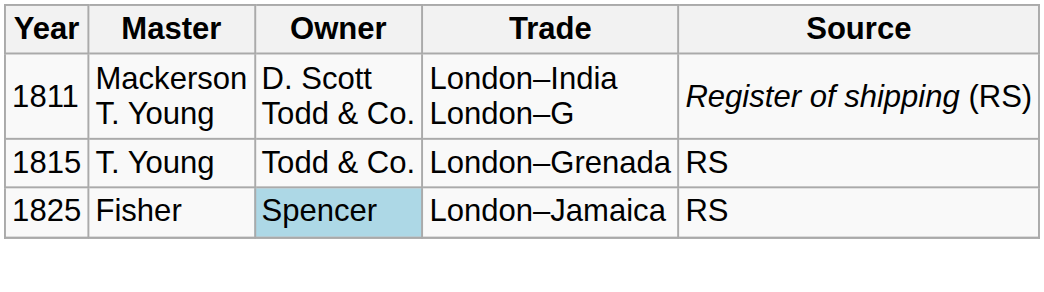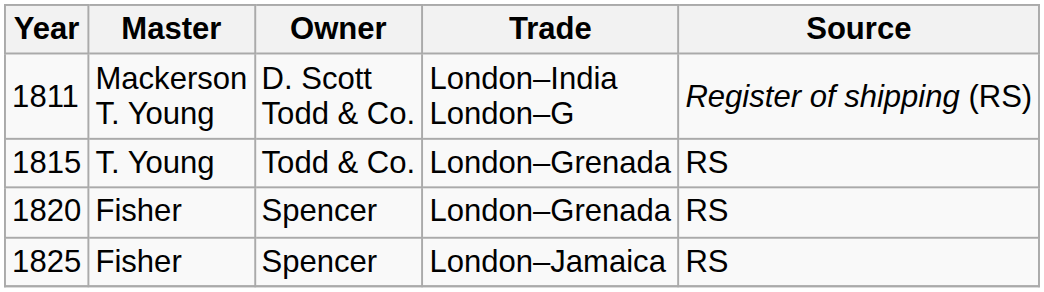+ row: (47, 211)
(319, 211) lightblue background -> (319, 260) no background
